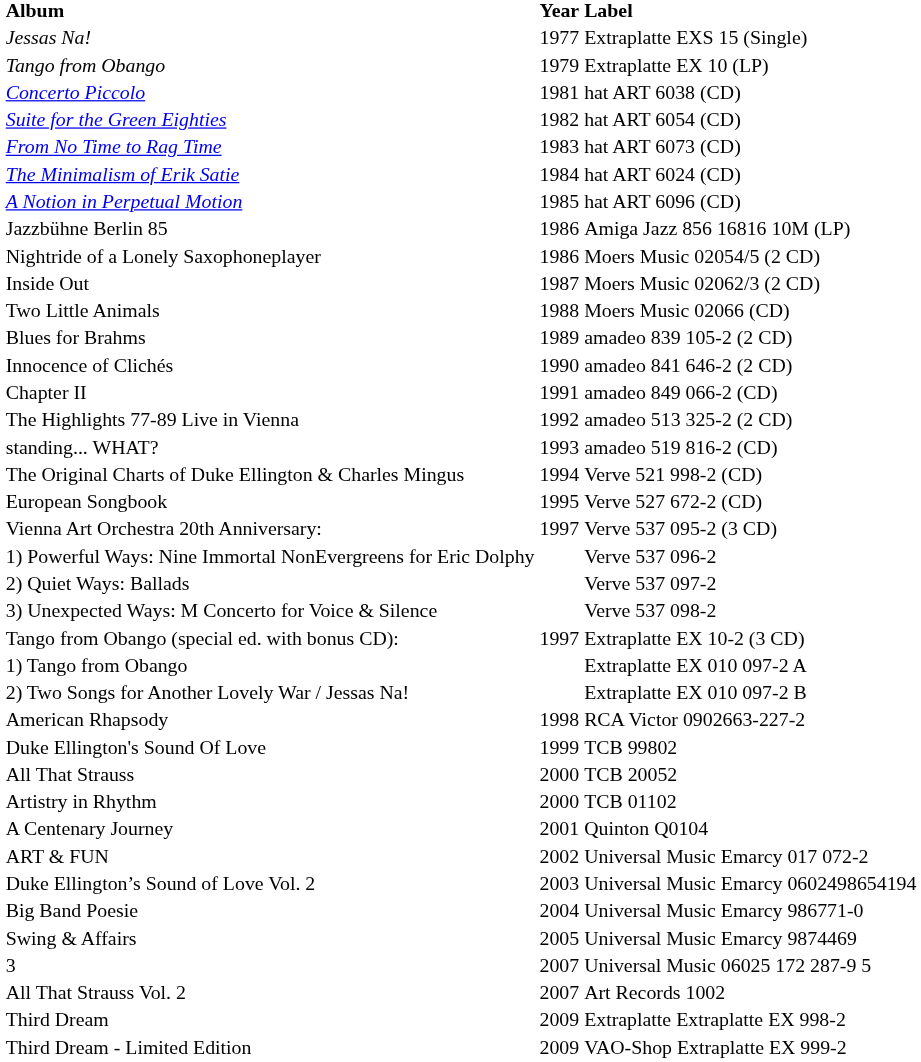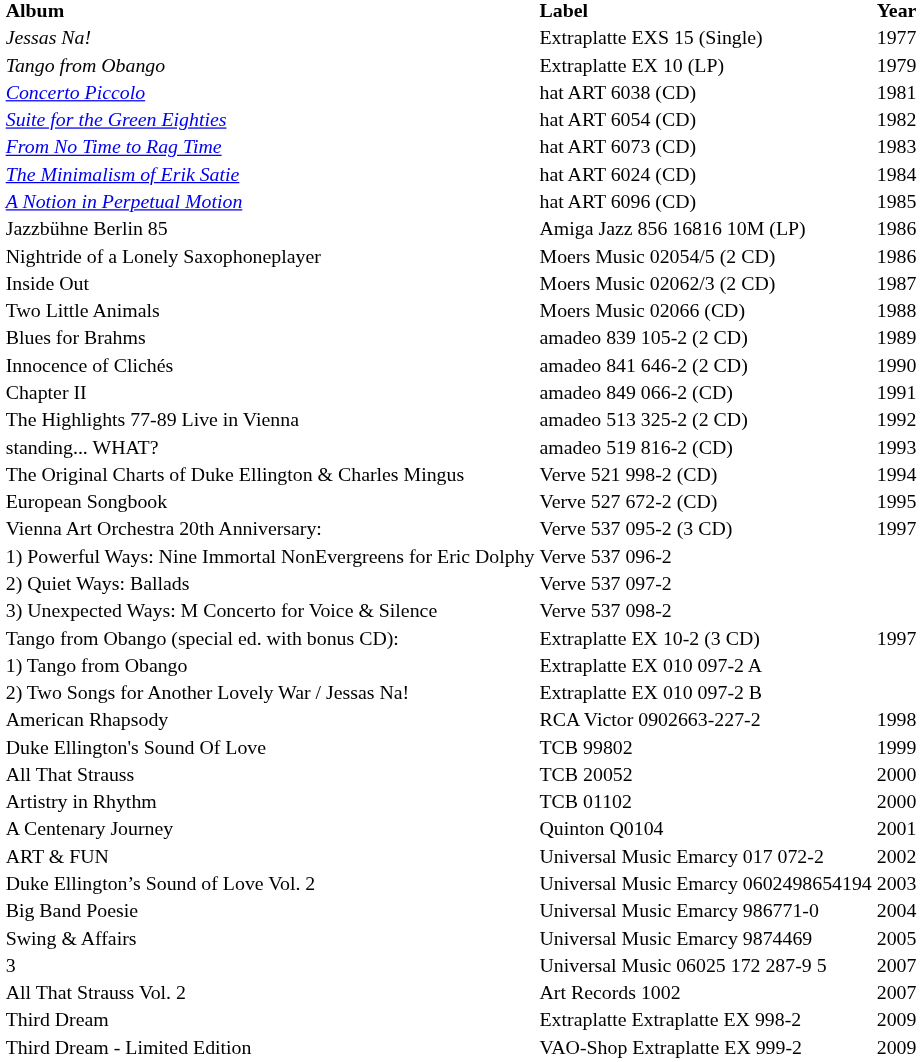columns swapped: (608, 10) <-> (559, 10)
